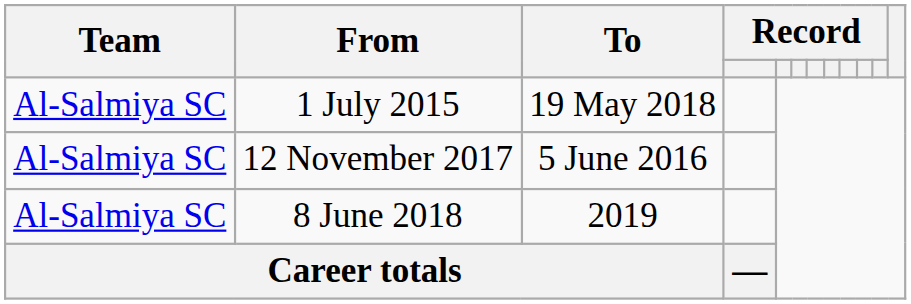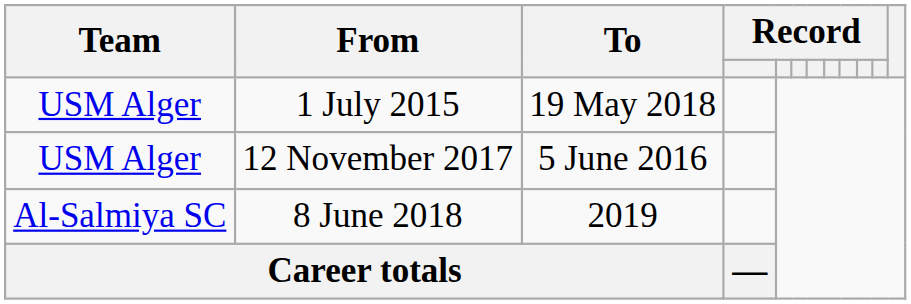(120, 104) Al-Salmiya SC -> (120, 104) USM Alger
(120, 159) Al-Salmiya SC -> (120, 159) USM Alger
